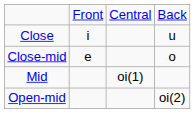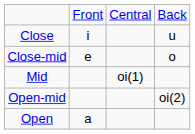+ row: (37, 118)
